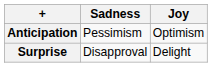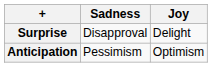rows swapped: (42, 33) <-> (42, 52)
